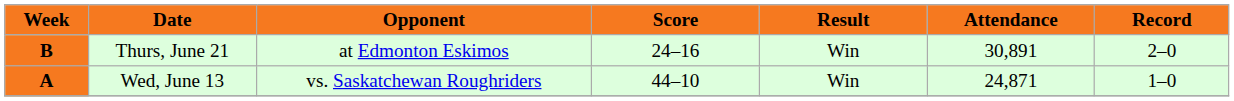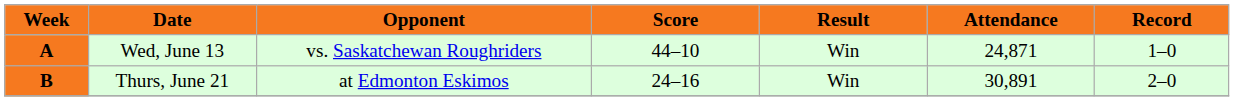rows swapped: (172, 80) <-> (172, 50)
